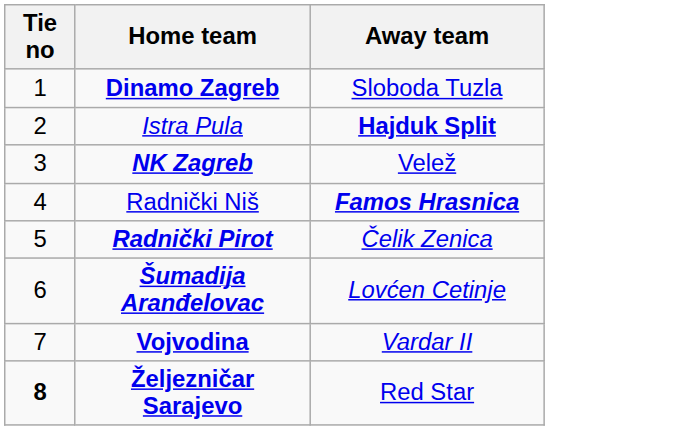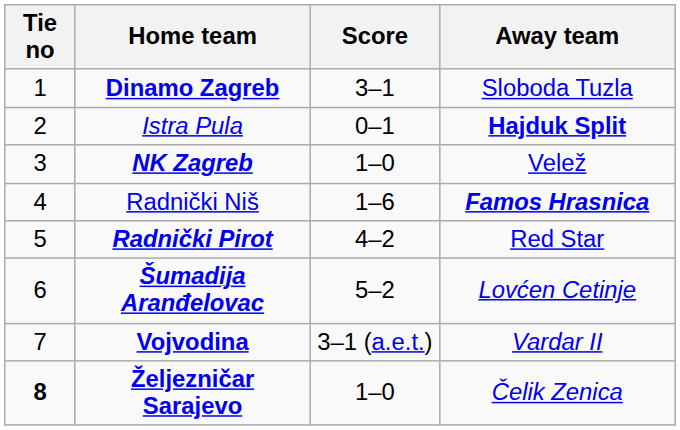+ column: (375, 36)
(427, 239) Čelik Zenica -> (557, 239) Red Star
(427, 392) Red Star -> (557, 392) Čelik Zenica
